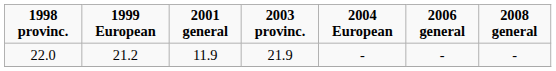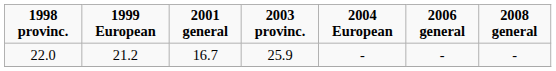(205, 54) 11.9 -> (205, 54) 16.7
(280, 54) 21.9 -> (280, 54) 25.9
